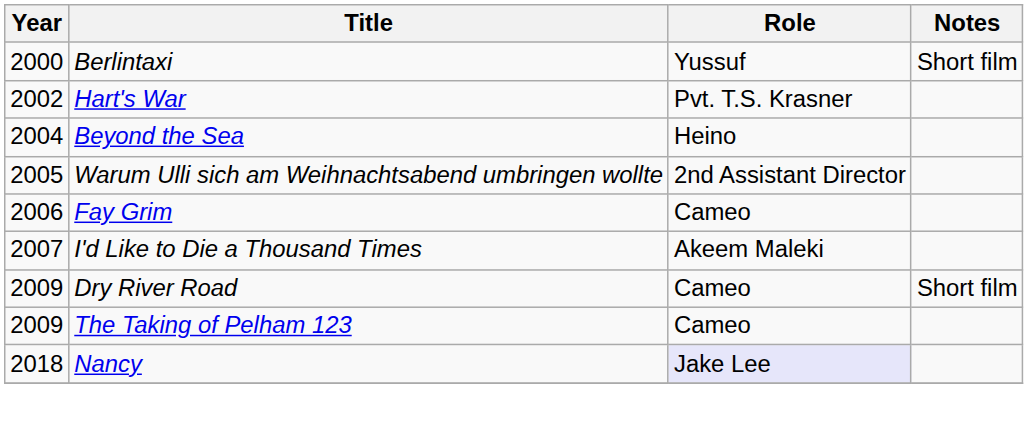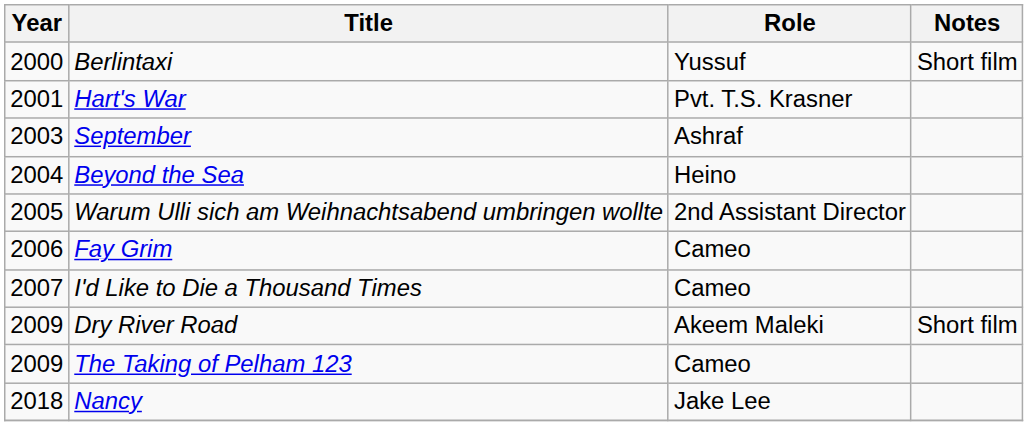(37, 99) 2002 -> (37, 99) 2001
+ row: (133, 136)
(749, 250) Akeem Maleki -> (712, 288) Cameo
(712, 288) Cameo -> (749, 325) Akeem Maleki
(722, 363) lavender background -> (722, 401) no background
